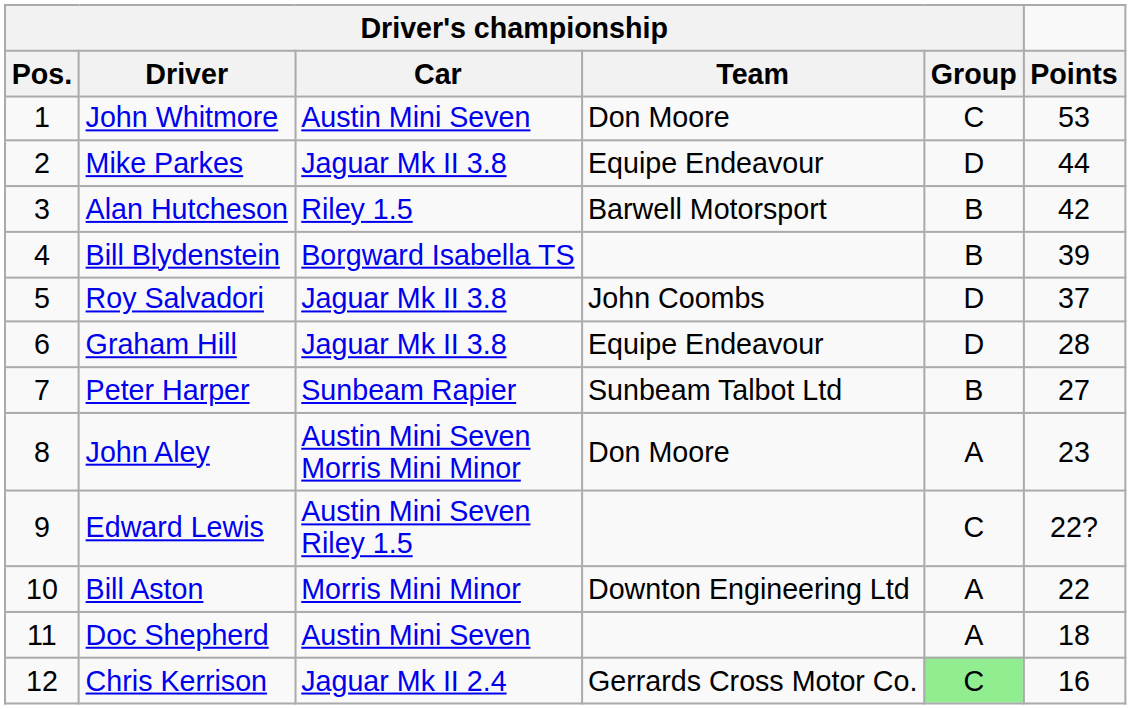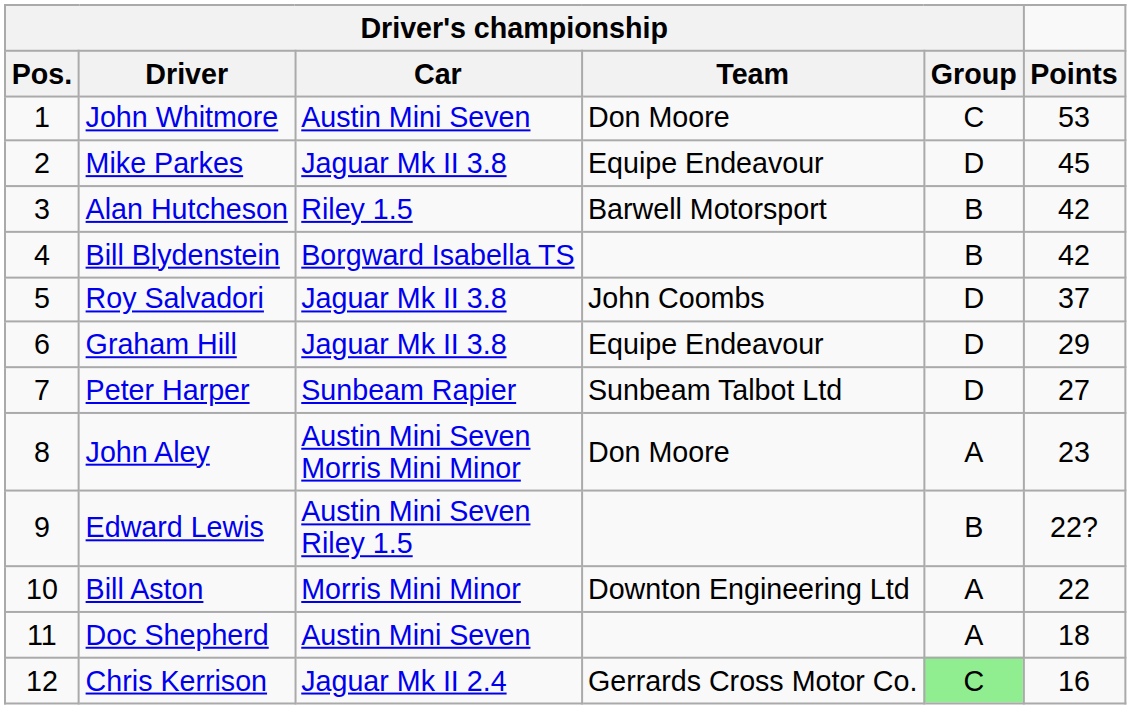(1074, 164) 44 -> (1074, 164) 45
(1074, 254) 39 -> (1074, 254) 42
(1074, 345) 28 -> (1074, 345) 29
(974, 390) B -> (974, 390) D
(974, 529) C -> (974, 529) B
